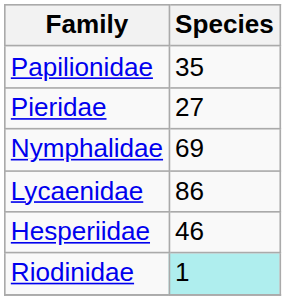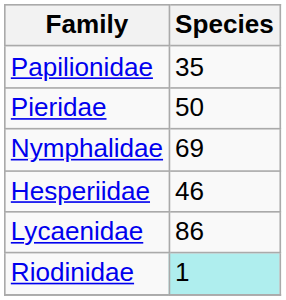(190, 107) 27 -> (190, 107) 50
rows swapped: (77, 190) <-> (80, 231)
